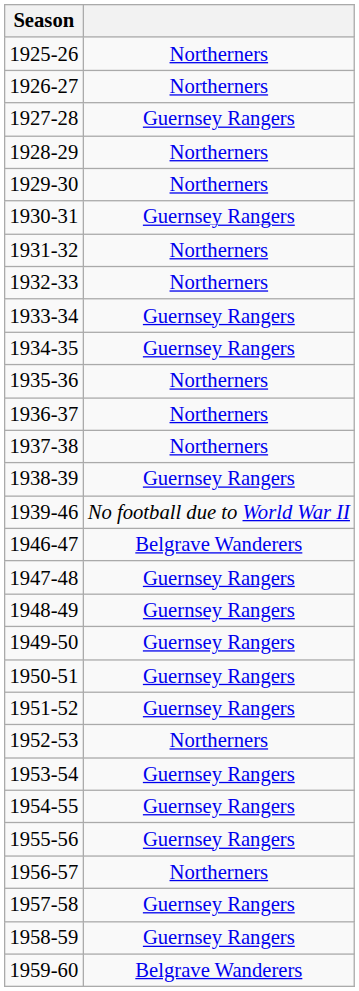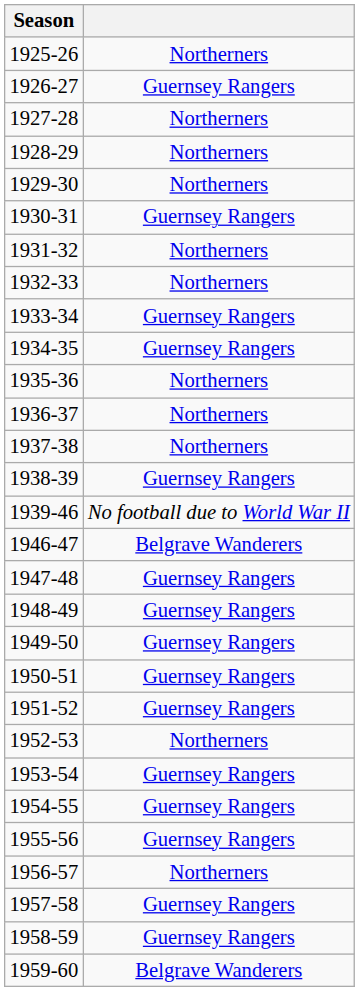(219, 86) Northerners -> (219, 86) Guernsey Rangers
(219, 119) Guernsey Rangers -> (219, 119) Northerners
